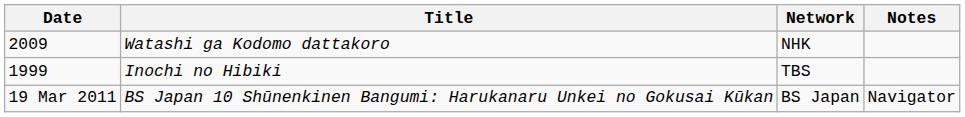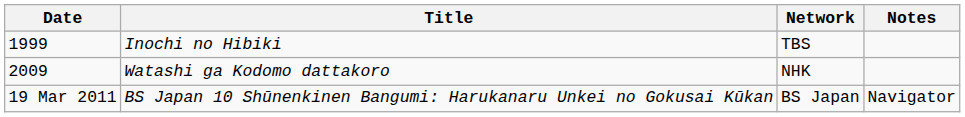rows swapped: (203, 71) <-> (257, 45)
